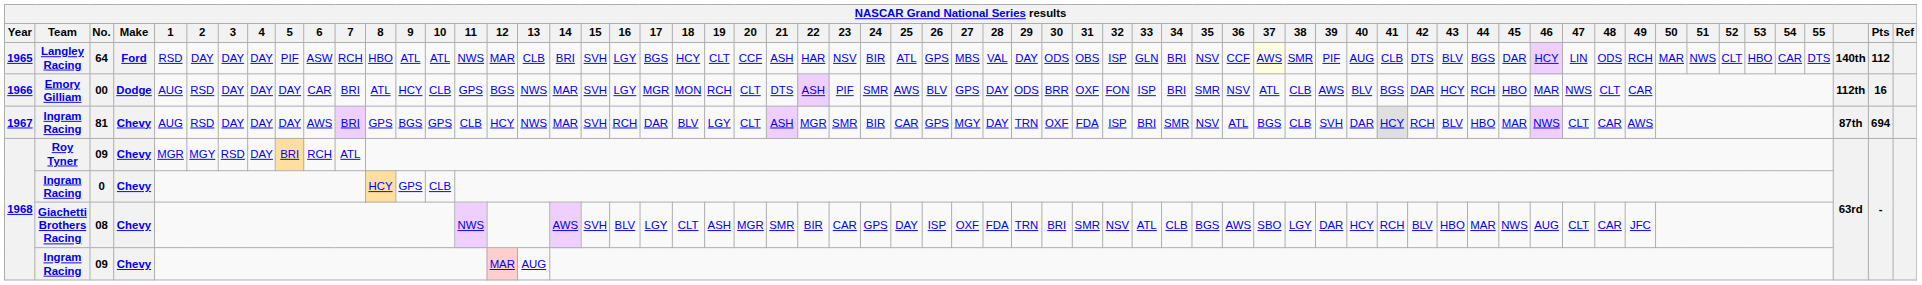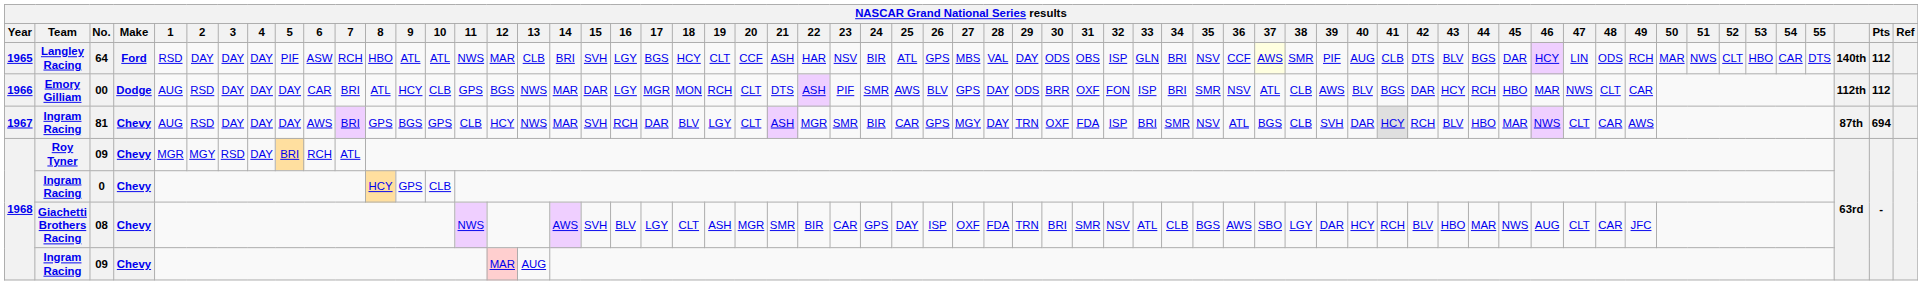(595, 90) SVH -> (596, 90) DAR
(1881, 90) 16 -> (1881, 90) 112
